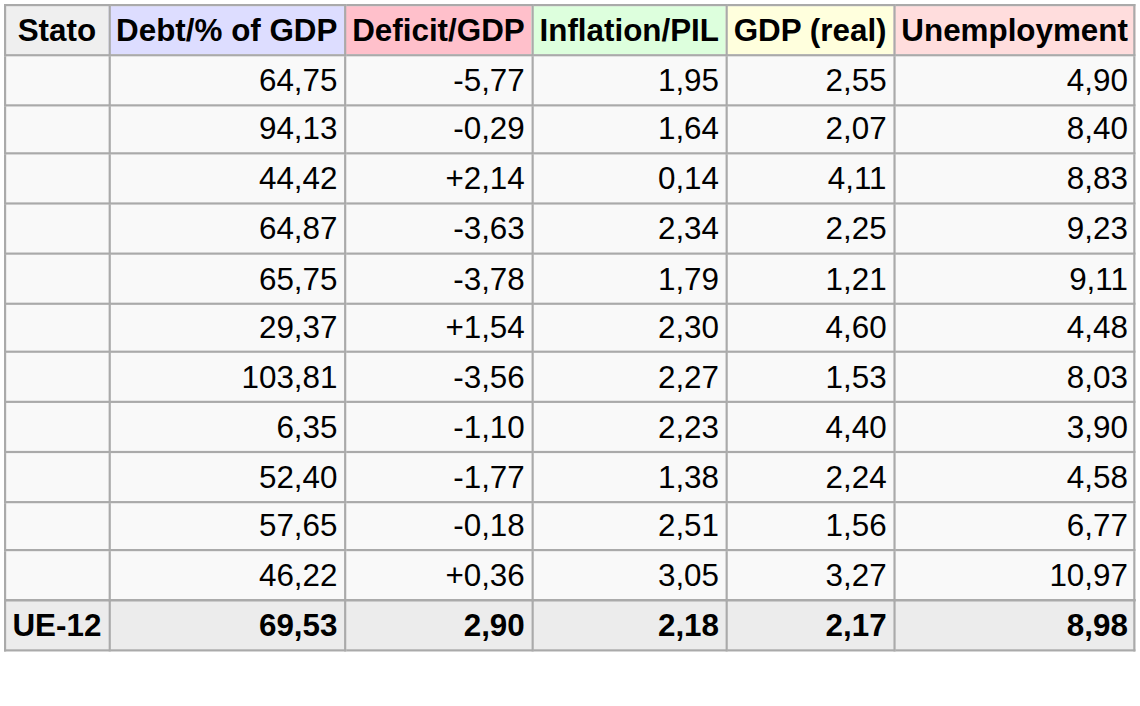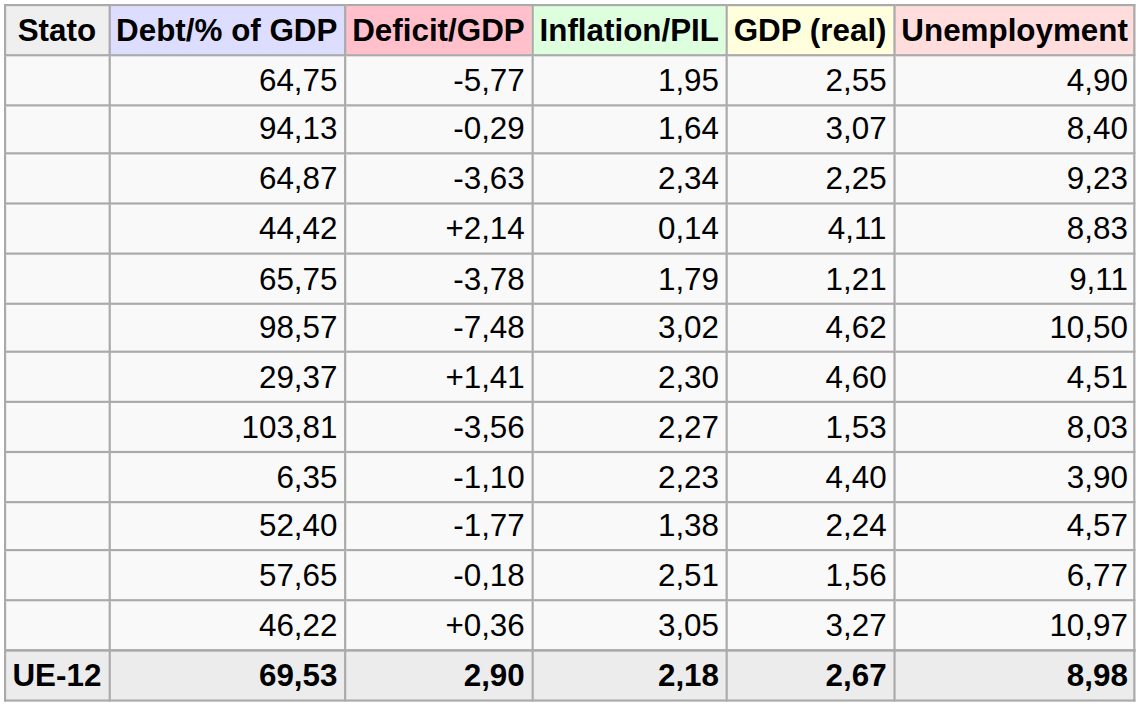(856, 129) 2,07 -> (856, 129) 3,07
rows swapped: (298, 179) <-> (298, 229)
+ row: (298, 328)
(485, 328) +1,54 -> (485, 377) +1,41
(1097, 328) 4,48 -> (1097, 377) 4,51
(1097, 477) 4,58 -> (1097, 526) 4,57
(856, 625) 2,17 -> (856, 675) 2,67
